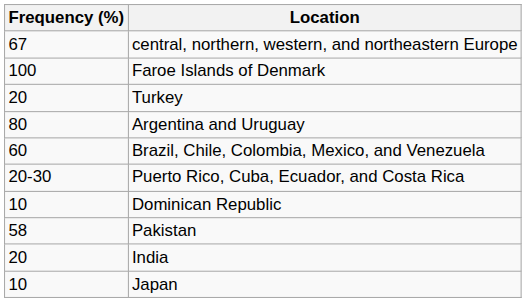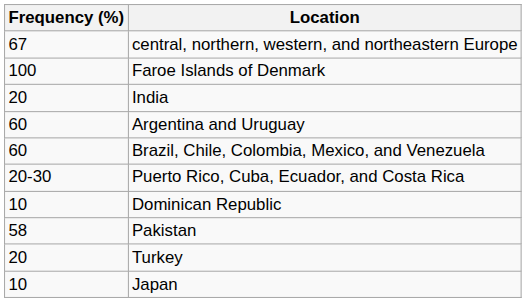rows swapped: (157, 97) <-> (150, 257)
(18, 124) 80 -> (18, 124) 60
